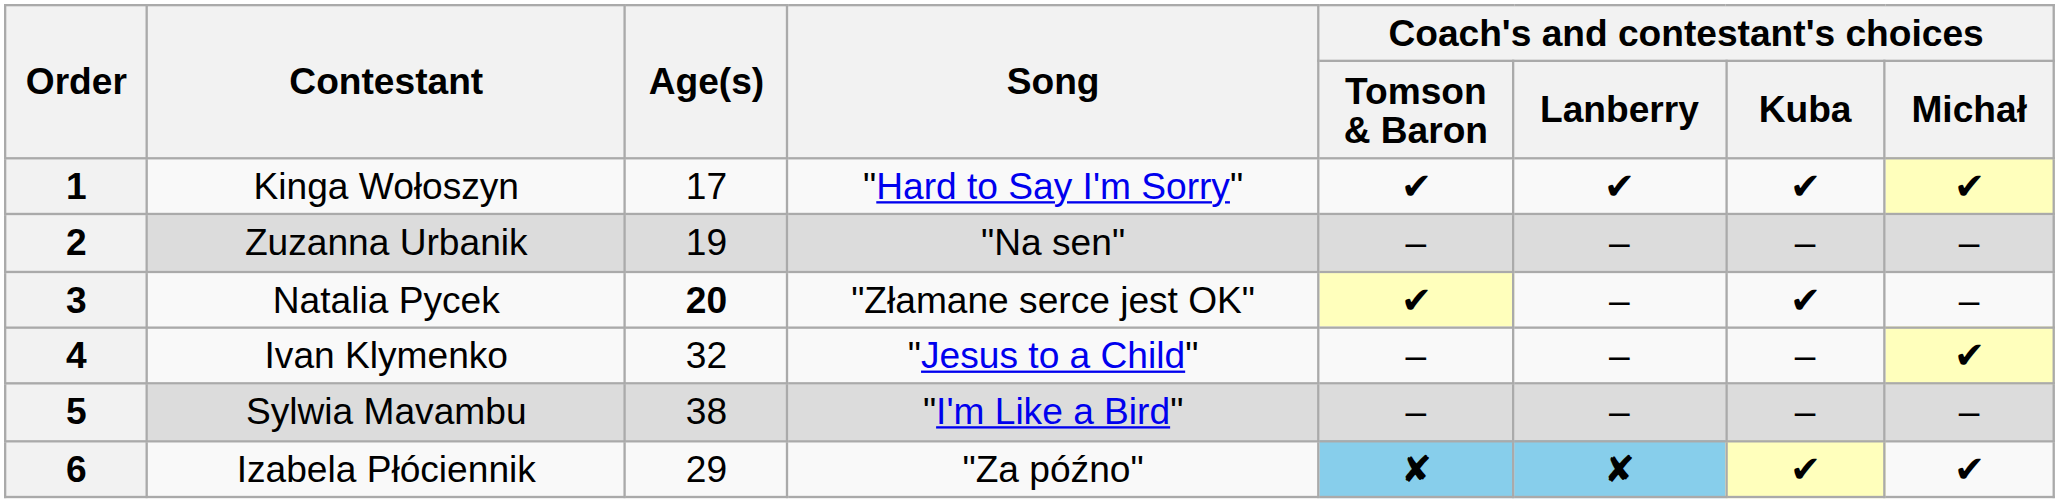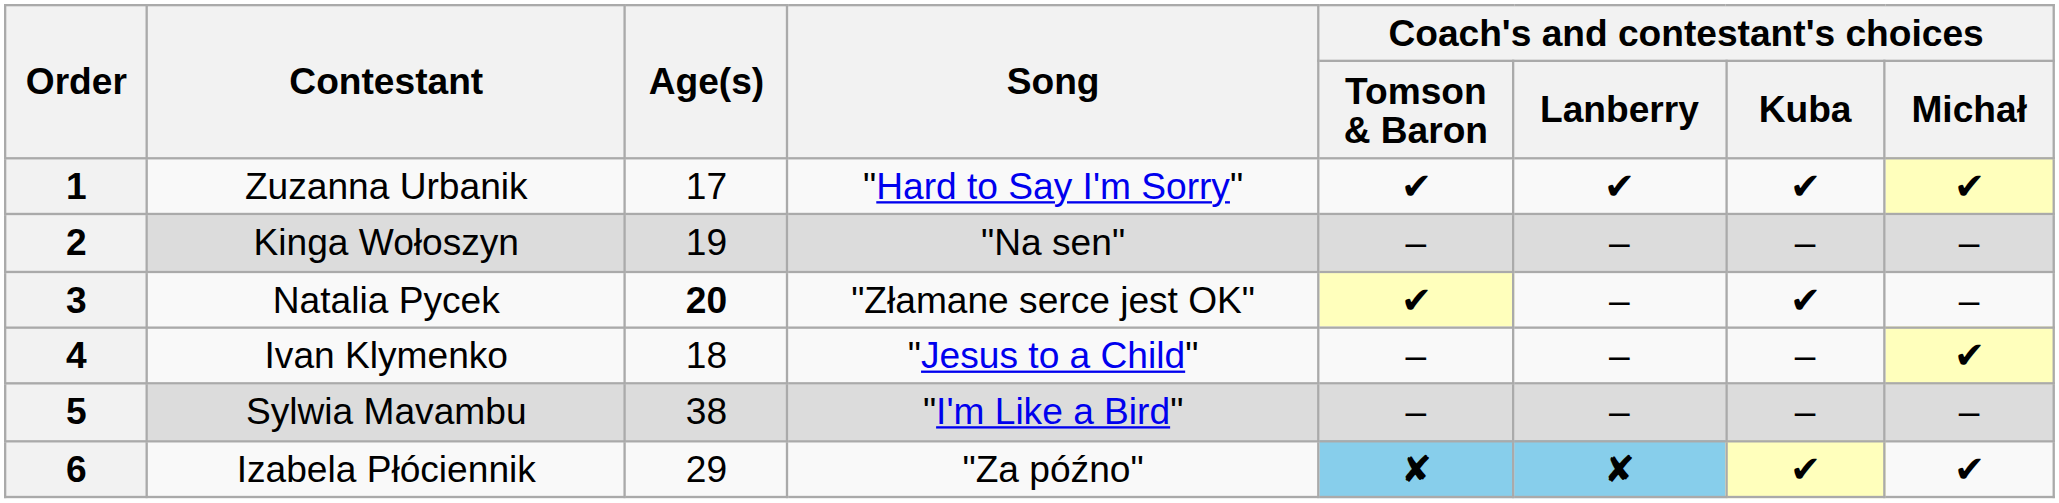(386, 186) Kinga Wołoszyn -> (386, 186) Zuzanna Urbanik
(386, 243) Zuzanna Urbanik -> (386, 243) Kinga Wołoszyn
(706, 356) 32 -> (706, 356) 18
